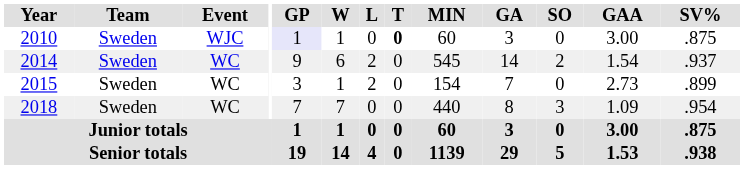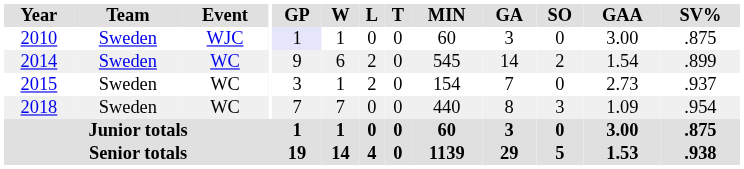(398, 38) bold -> (398, 38) normal
(700, 61) .937 -> (700, 61) .899
(700, 84) .899 -> (700, 84) .937
